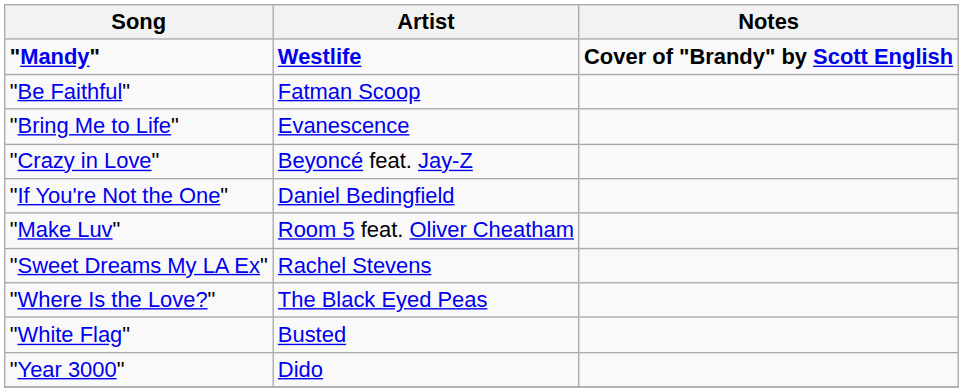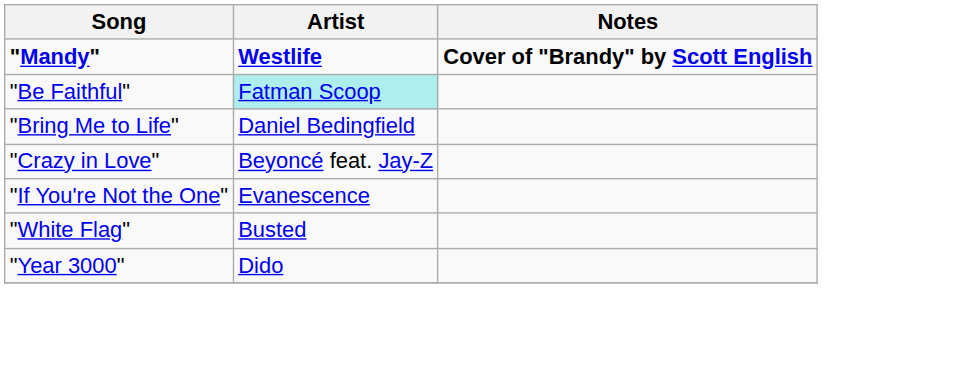(349, 91) no background -> (310, 91) paleturquoise background
(344, 126) Evanescence -> (327, 126) Daniel Bedingfield
(366, 195) Daniel Bedingfield -> (304, 195) Evanescence
- row: (65, 230)
- row: (139, 265)
- row: (113, 299)
